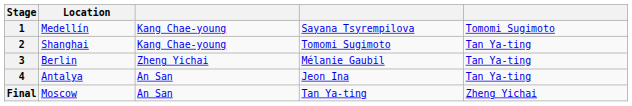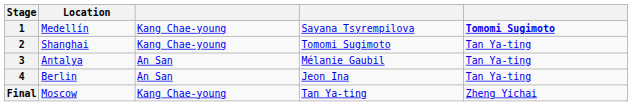(510, 29) normal -> (510, 29) bold
(59, 61) Berlin -> (62, 61) Antalya
(173, 61) Zheng Yichai -> (155, 61) An San
(62, 77) Antalya -> (59, 77) Berlin
(155, 93) An San -> (182, 93) Kang Chae-young
